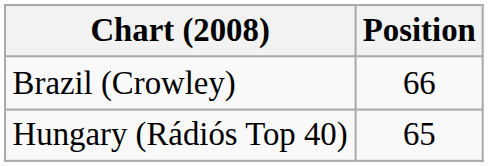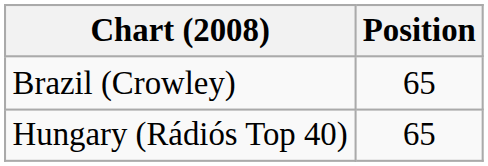(419, 82) 66 -> (419, 82) 65
